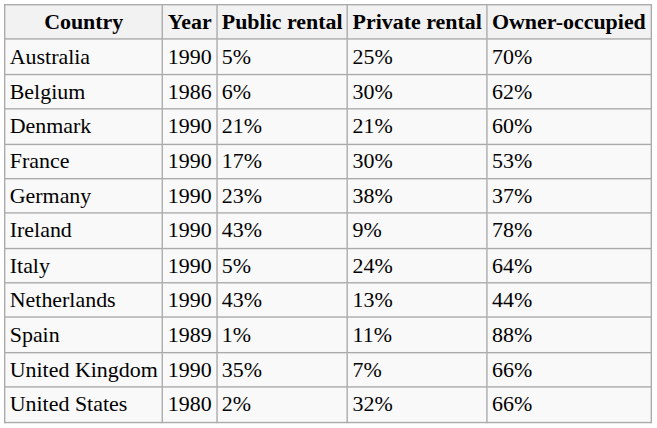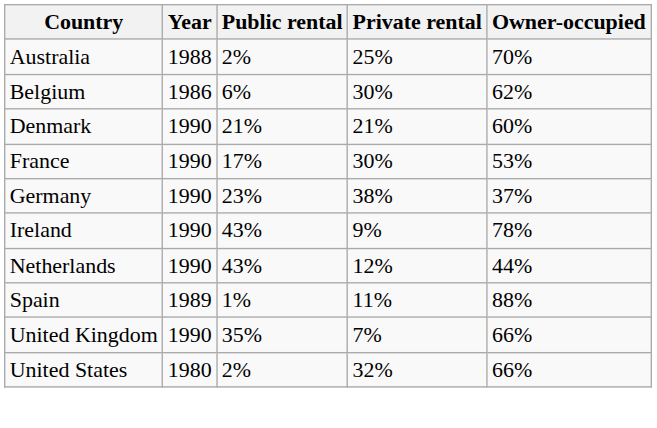(190, 56) 1990 -> (190, 56) 1988
(236, 56) 5% -> (236, 56) 2%
- row: (30, 265)
(373, 299) 13% -> (373, 265) 12%
